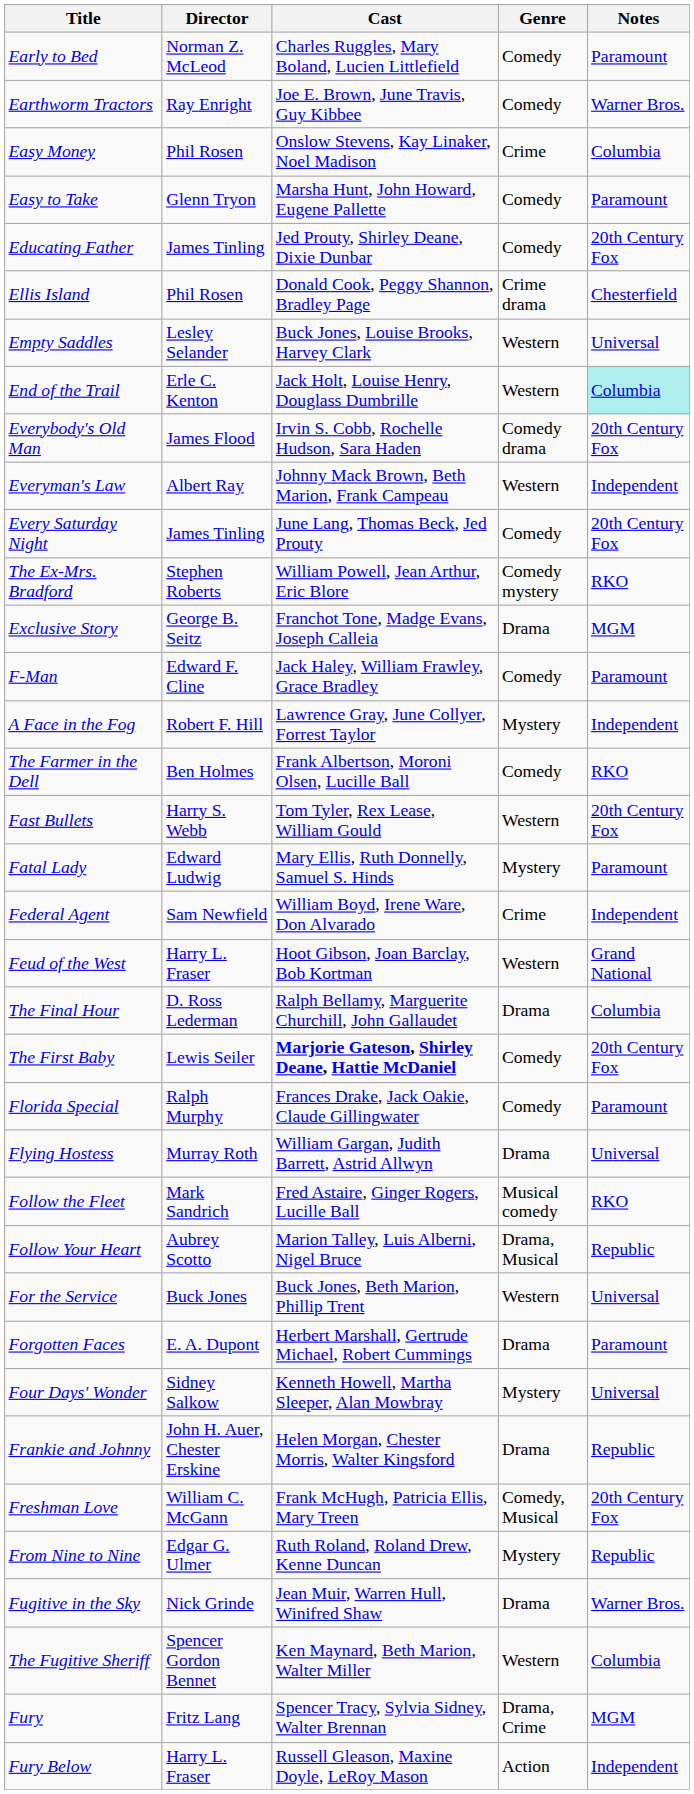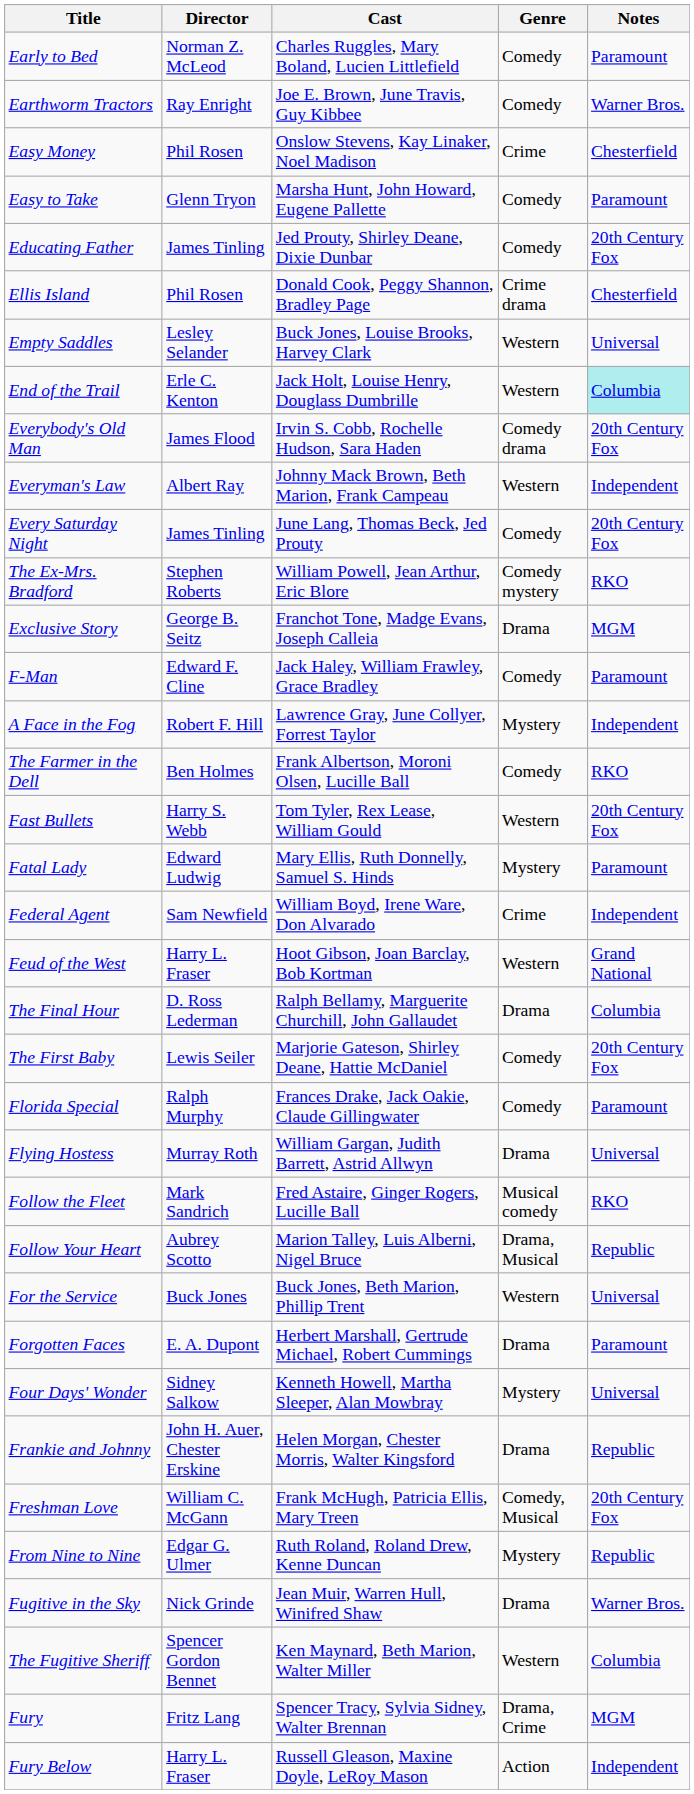(626, 151) Columbia -> (634, 151) Chesterfield
(374, 1058) bold -> (367, 1058) normal
